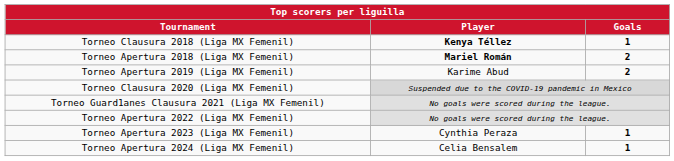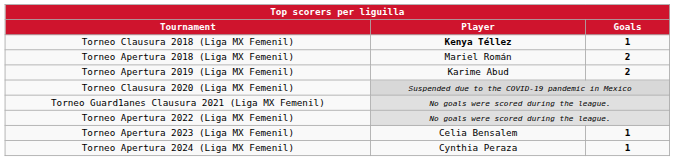(478, 57) bold -> (478, 57) normal
(478, 133) Cynthia Peraza -> (478, 133) Celia Bensalem
(478, 148) Celia Bensalem -> (478, 148) Cynthia Peraza
